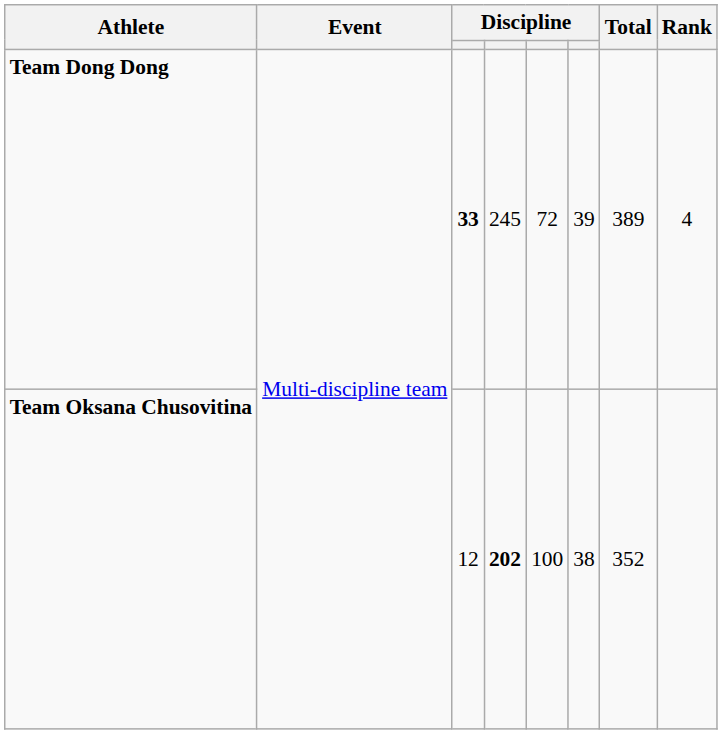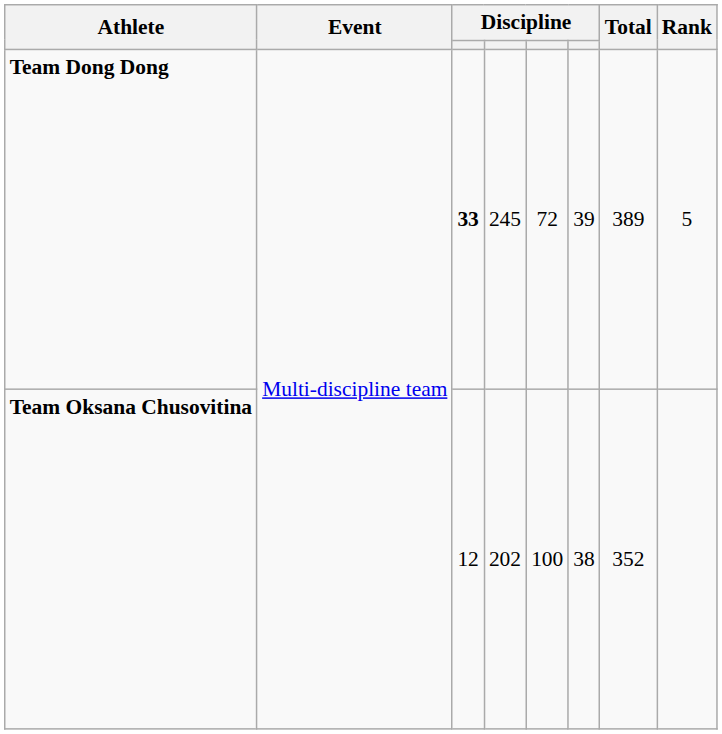(687, 219) 4 -> (687, 219) 5
(505, 558) bold -> (505, 558) normal
